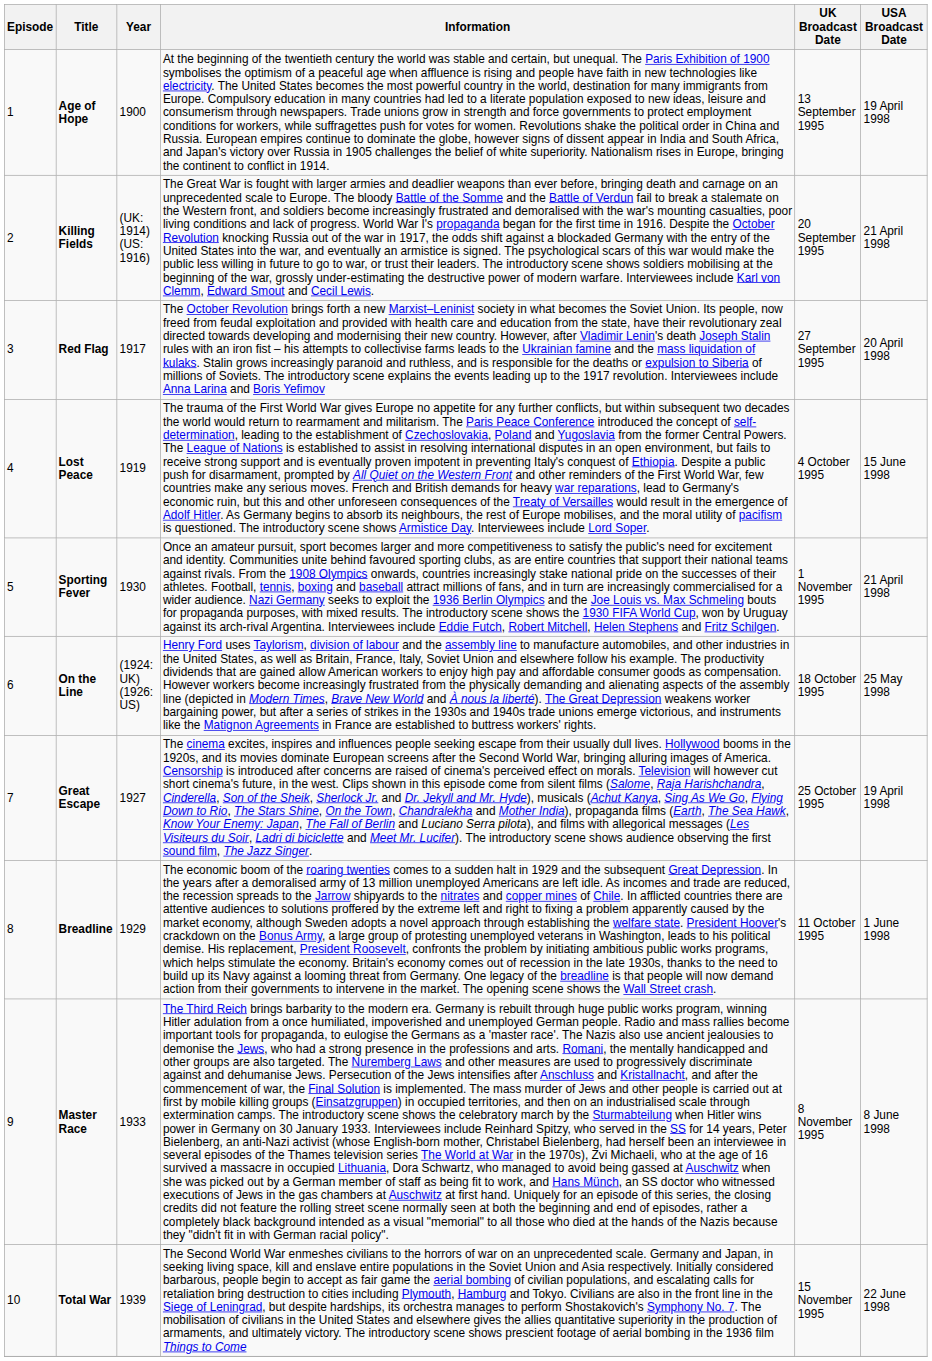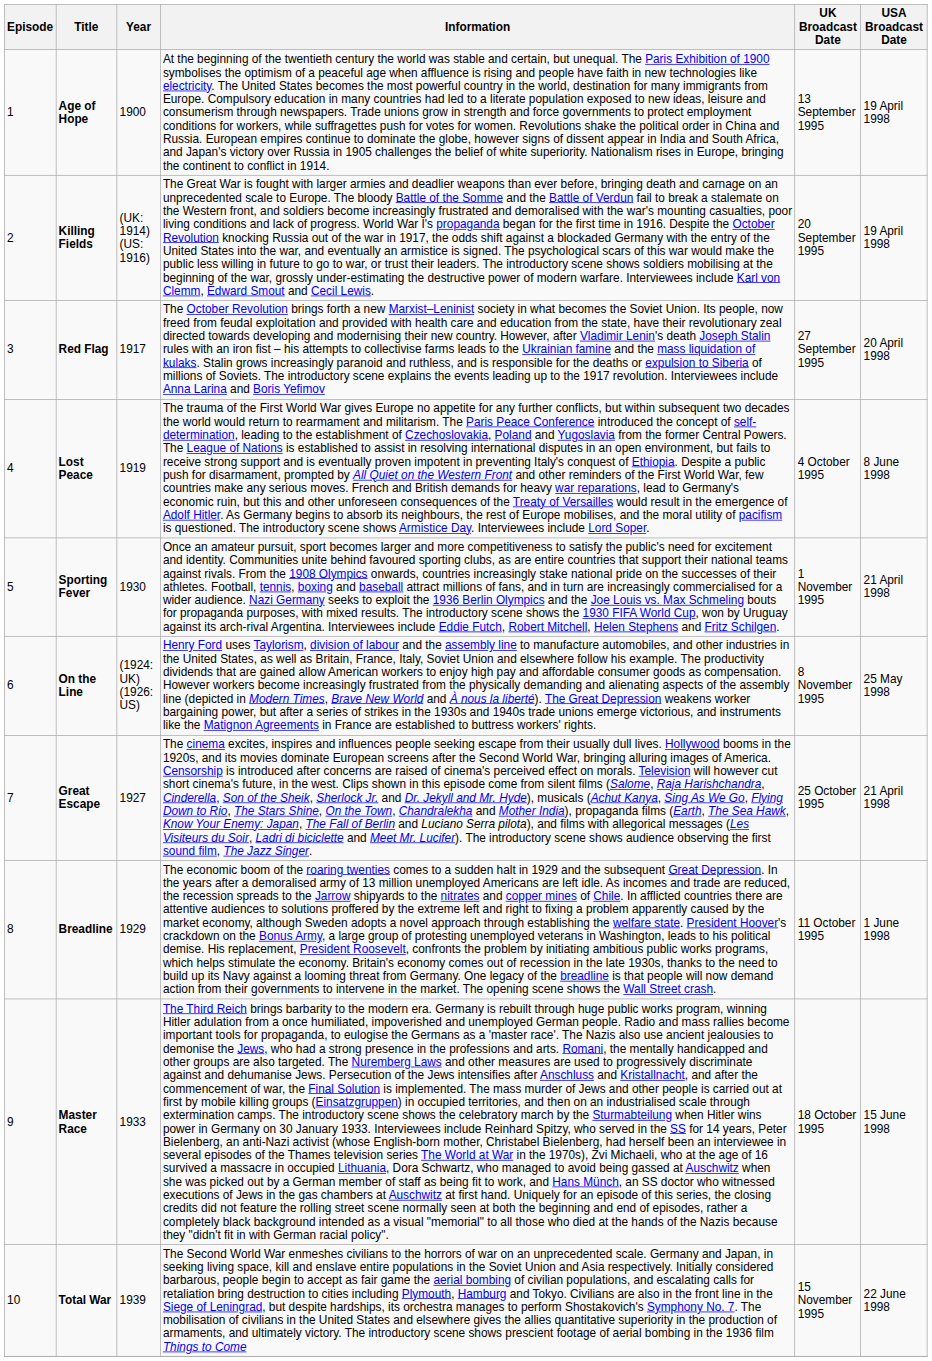(883, 237) 21 April 1998 -> (883, 237) 19 April 1998
(885, 468) 15 June 1998 -> (881, 468) 8 June 1998
(827, 685) 18 October 1995 -> (825, 685) 8 November 1995
(883, 798) 19 April 1998 -> (883, 798) 21 April 1998
(825, 1121) 8 November 1995 -> (827, 1121) 18 October 1995
(881, 1121) 8 June 1998 -> (885, 1121) 15 June 1998
